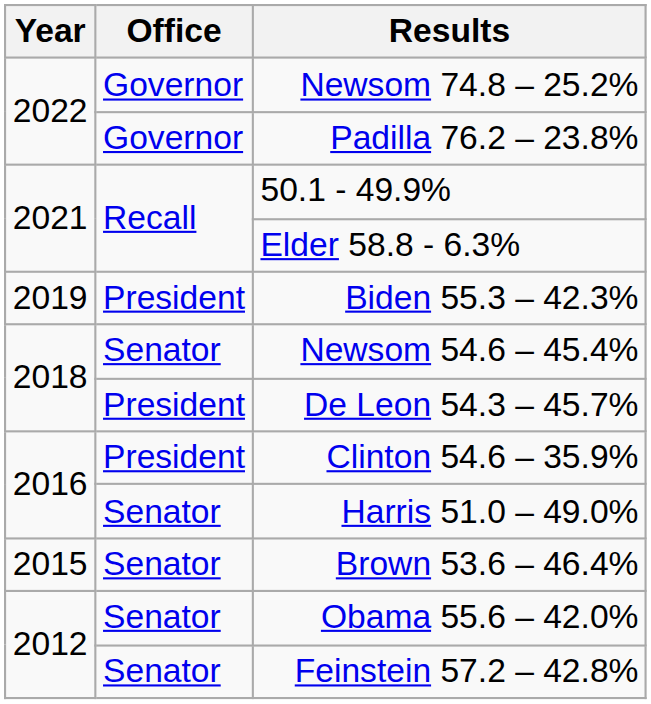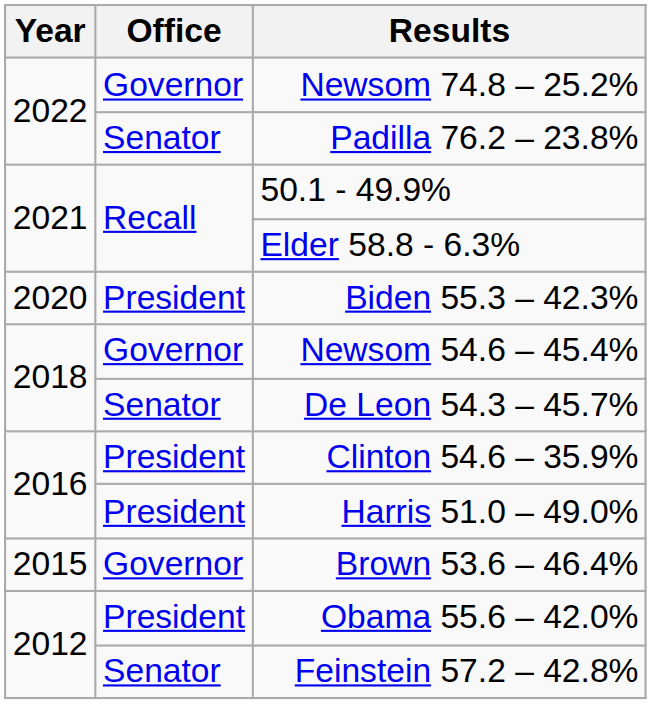(173, 137) Governor -> (162, 137) Senator
(50, 297) 2019 -> (50, 297) 2020
(162, 350) Senator -> (173, 350) Governor
(174, 404) President -> (162, 404) Senator
(162, 510) Senator -> (174, 510) President
(162, 564) Senator -> (173, 564) Governor
(162, 617) Senator -> (174, 617) President
